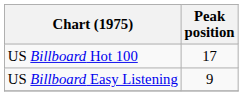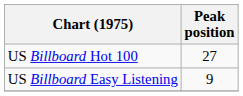(210, 56) 17 -> (210, 56) 27
